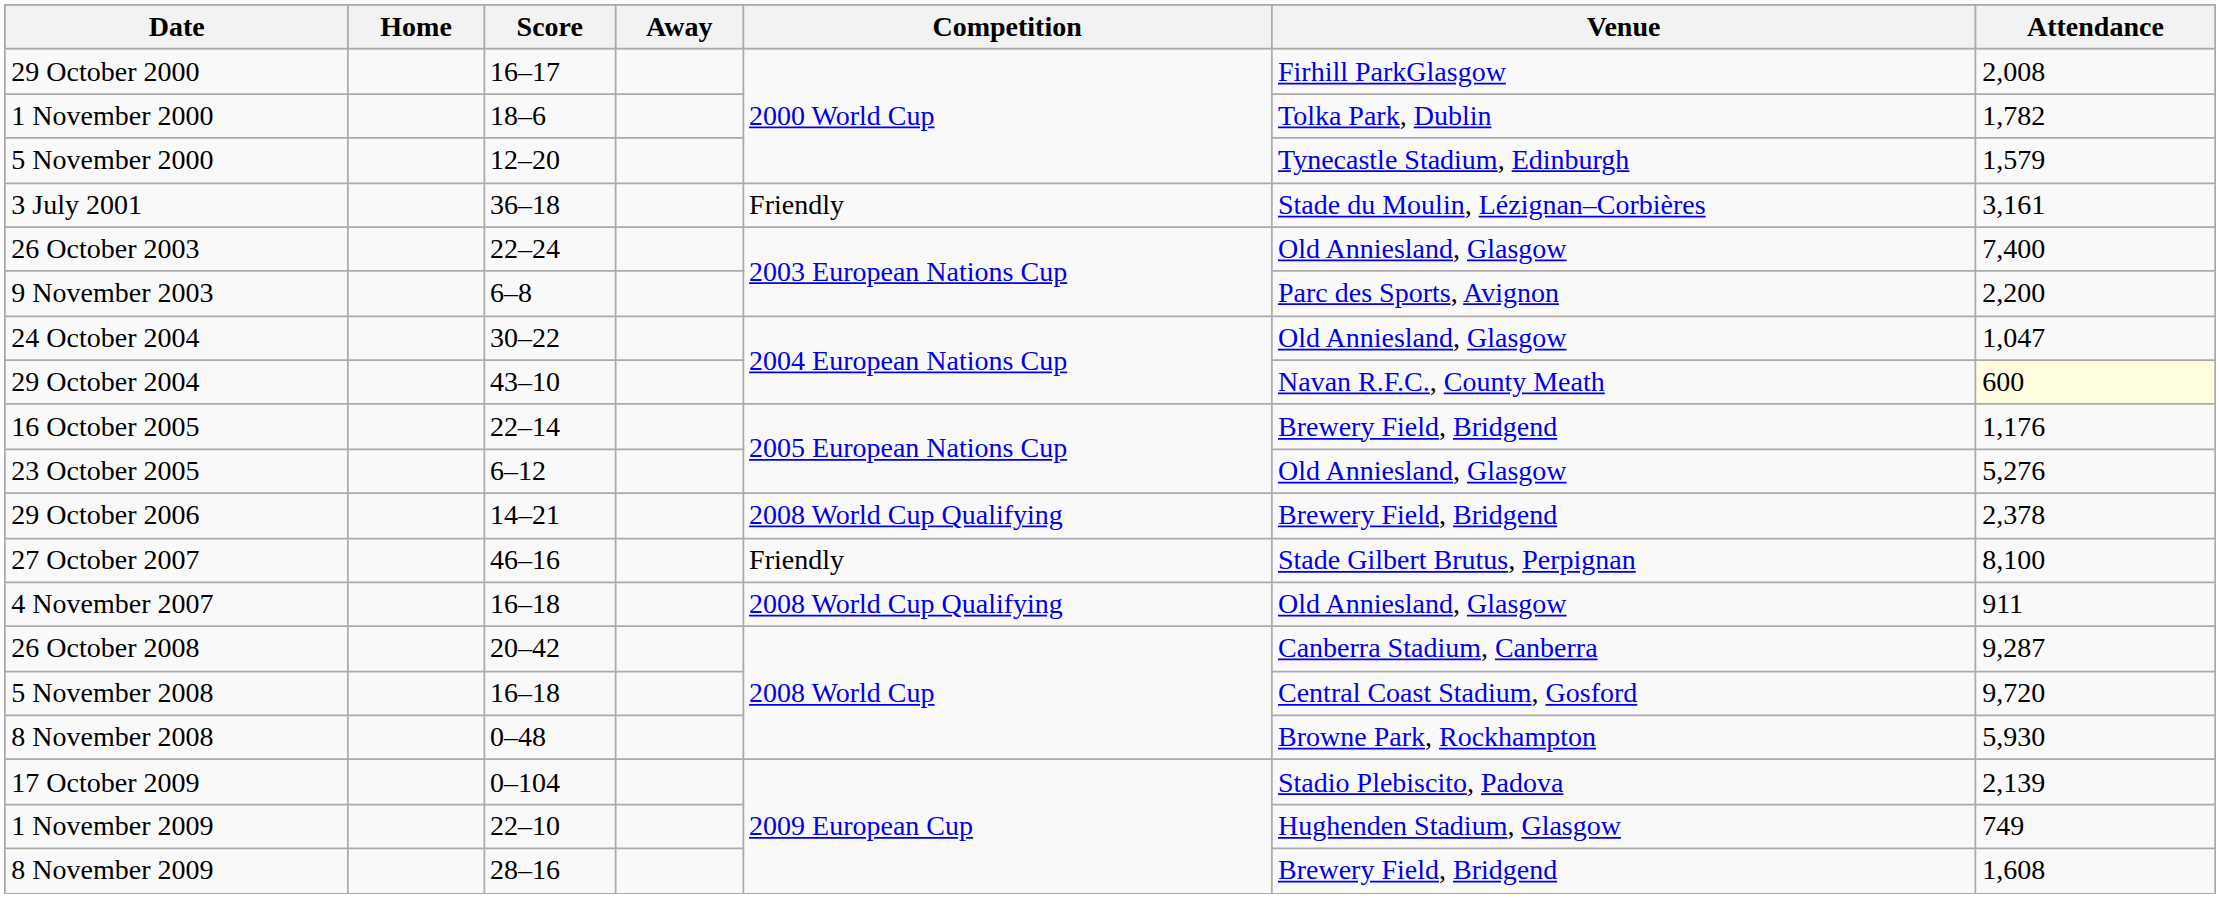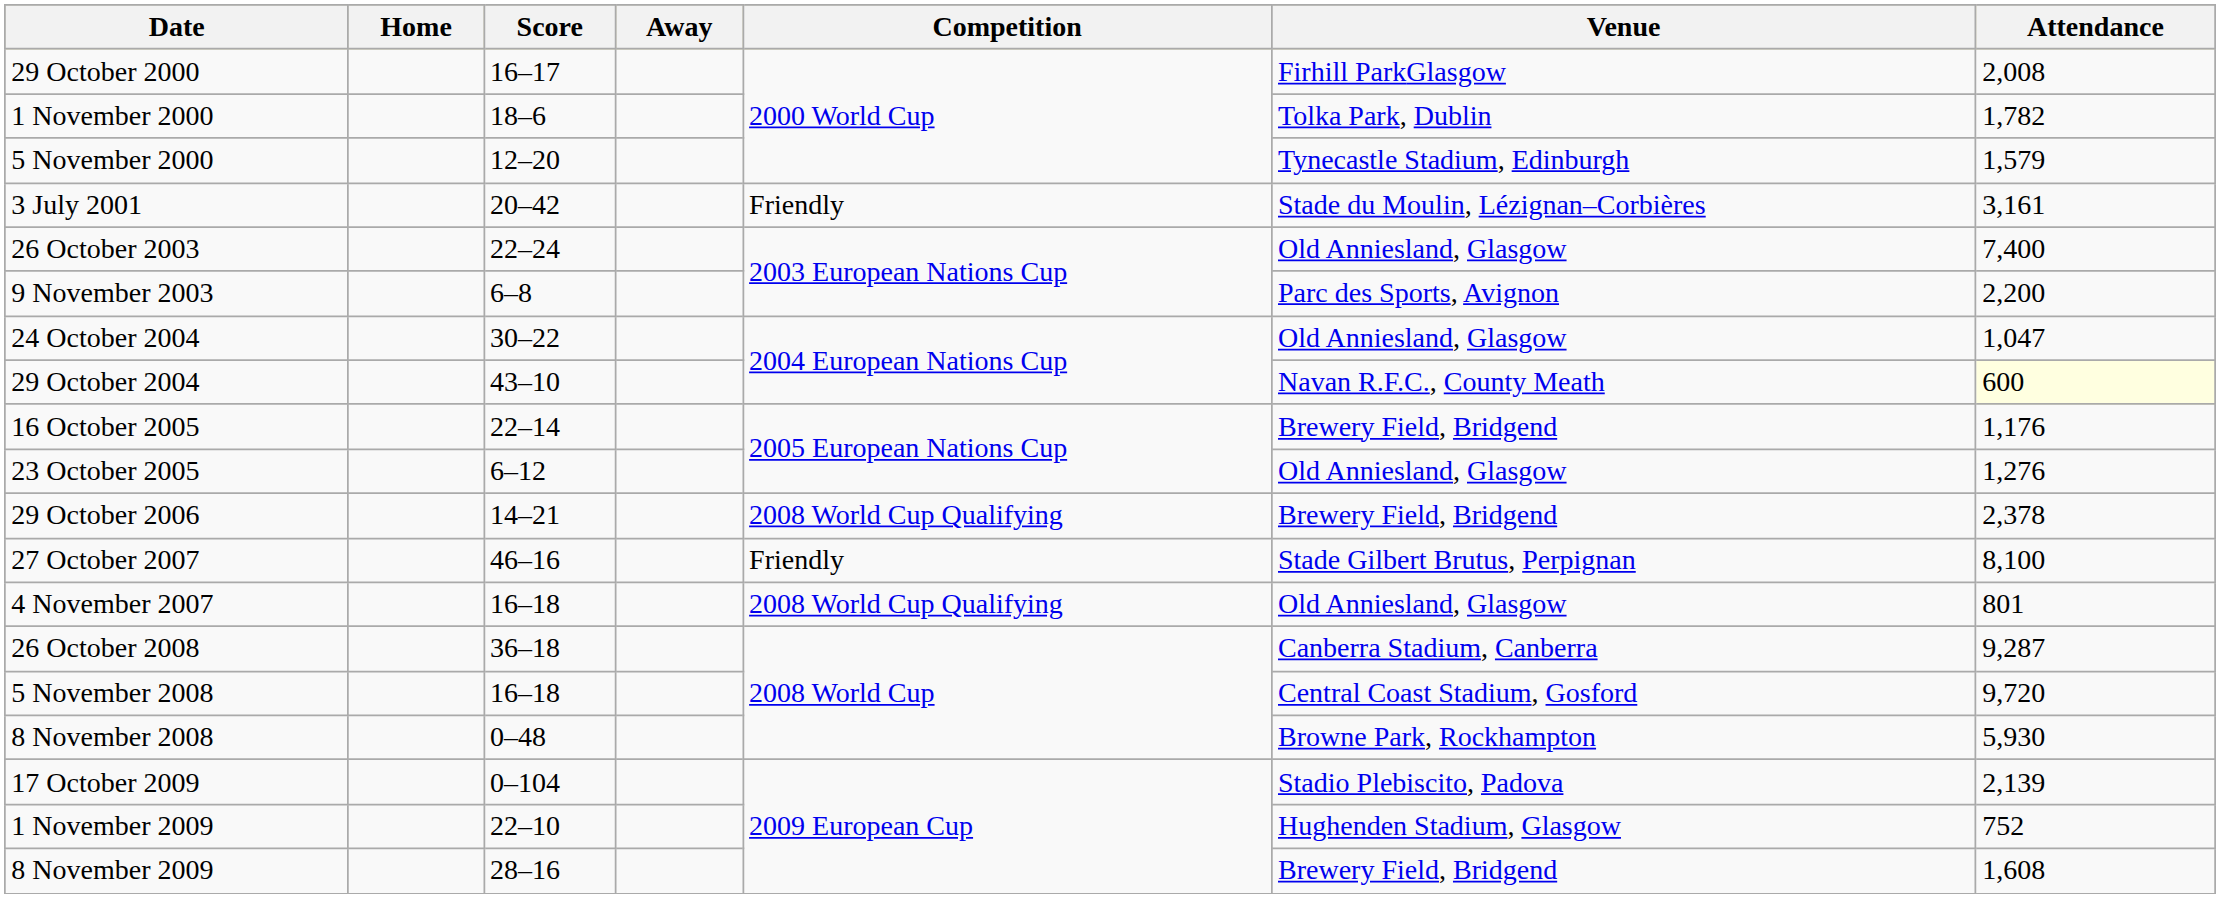(525, 204) 36–18 -> (525, 204) 20–42
(2014, 470) 5,276 -> (2014, 470) 1,276
(2003, 603) 911 -> (2003, 603) 801
(525, 648) 20–42 -> (525, 648) 36–18
(2003, 826) 749 -> (2003, 826) 752
